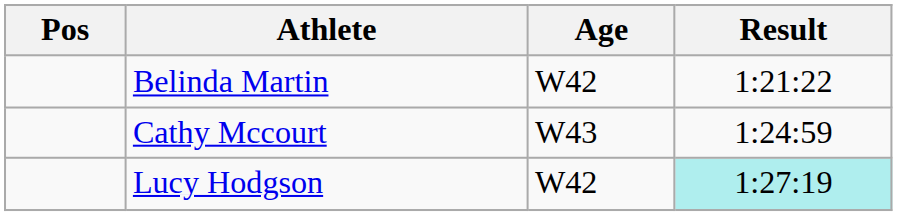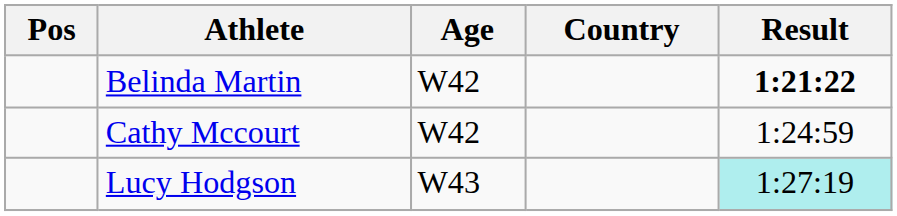+ column: (622, 30)
(783, 81) normal -> (805, 81) bold
(566, 132) W43 -> (449, 132) W42
(566, 183) W42 -> (449, 183) W43
